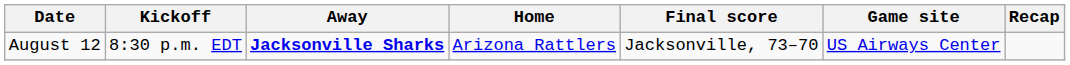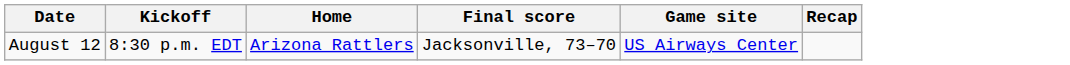- column: (347, 19)
